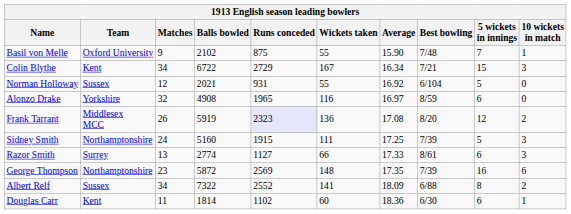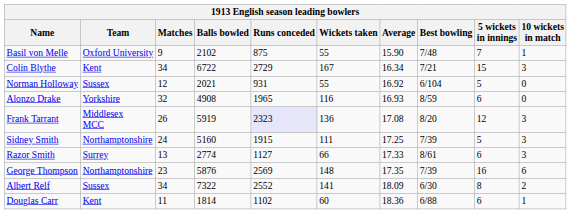(393, 99) 16.97 -> (393, 99) 16.93
(524, 119) 2 -> (524, 119) 3
(206, 170) 5872 -> (206, 170) 5876
(428, 185) 6/88 -> (428, 185) 6/30
(428, 201) 6/30 -> (428, 201) 6/88
